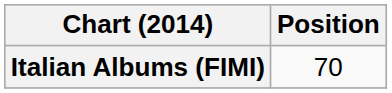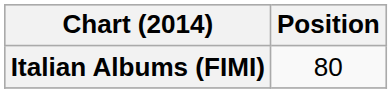(328, 66) 70 -> (328, 66) 80
